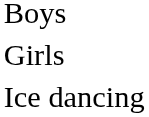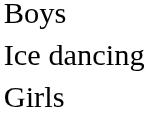rows swapped: (34, 55) <-> (74, 96)
